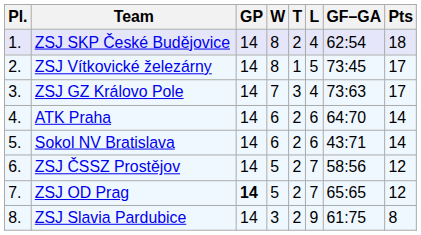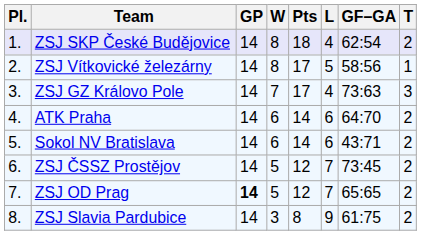columns swapped: (297, 17) <-> (401, 17)
(346, 67) 73:45 -> (361, 67) 58:56
(346, 167) 58:56 -> (361, 167) 73:45
